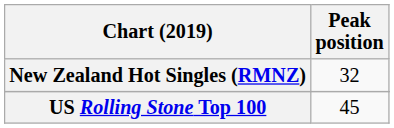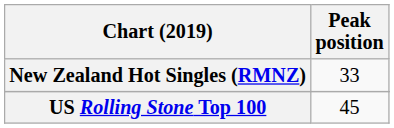(350, 75) 32 -> (350, 75) 33
